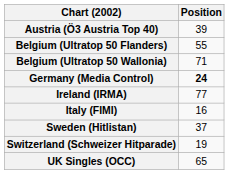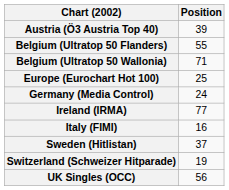+ row: (91, 78)
(201, 78) bold -> (201, 95) normal
(201, 161) 65 -> (201, 177) 56
